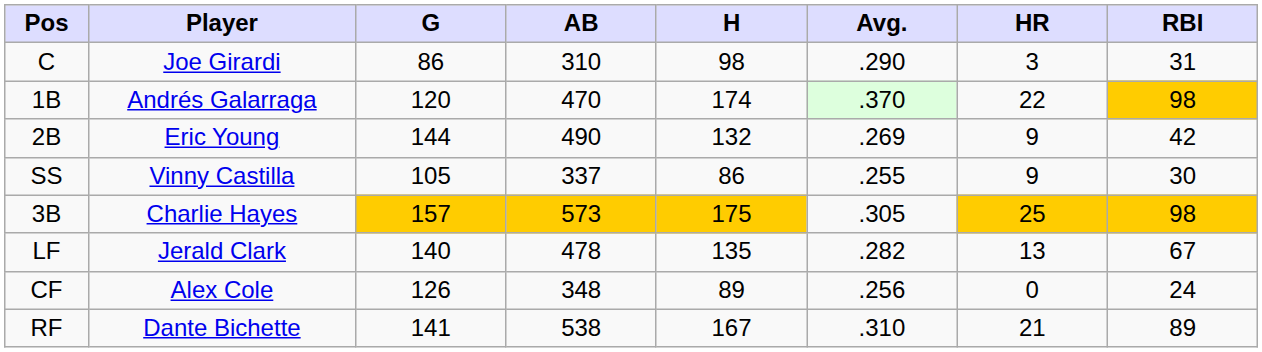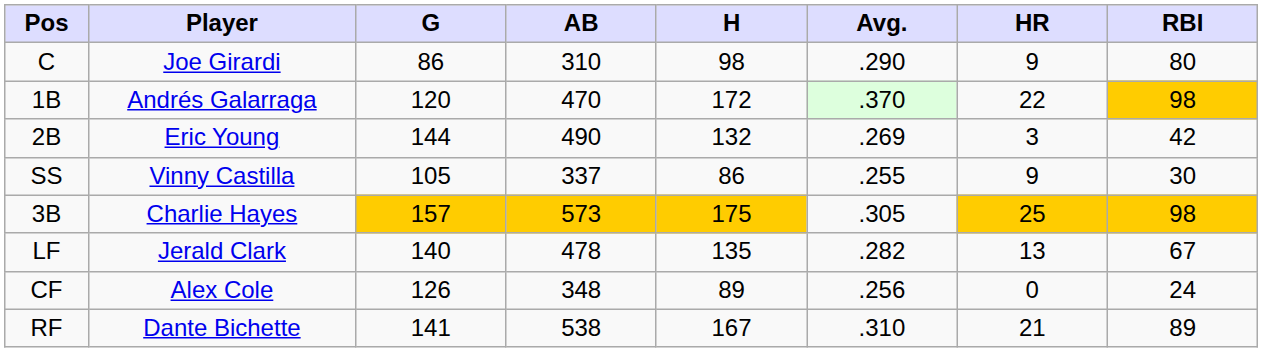(1032, 61) 3 -> (1032, 61) 9
(1183, 61) 31 -> (1183, 61) 80
(732, 99) 174 -> (732, 99) 172
(1032, 137) 9 -> (1032, 137) 3
